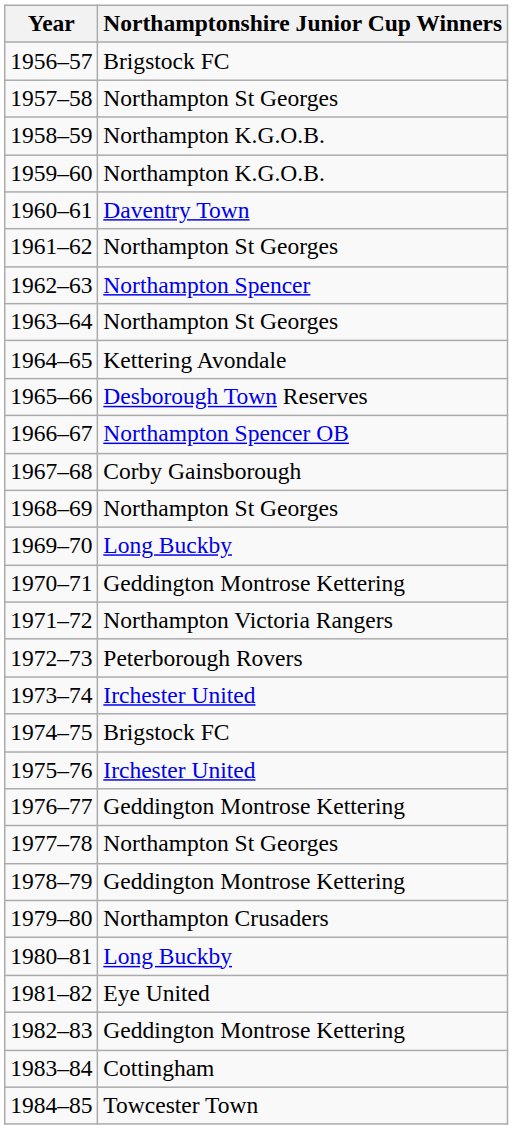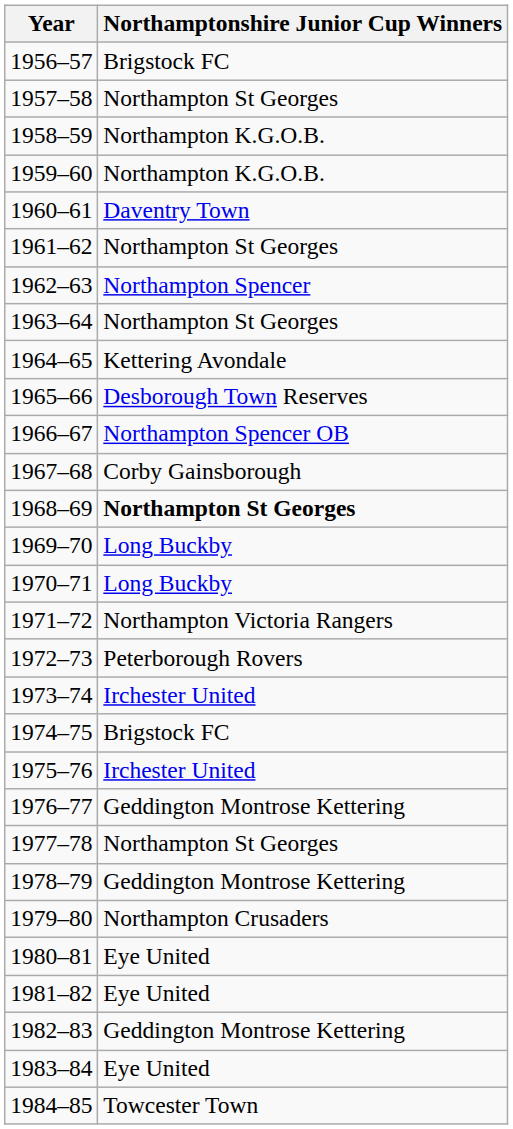(221, 508) normal -> (229, 508) bold
(254, 583) Geddington Montrose Kettering -> (168, 583) Long Buckby
(168, 956) Long Buckby -> (157, 956) Eye United
(159, 1068) Cottingham -> (157, 1068) Eye United
